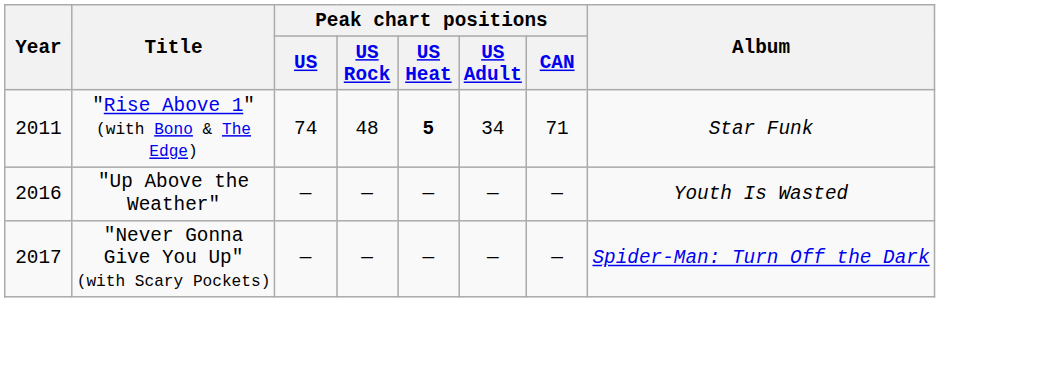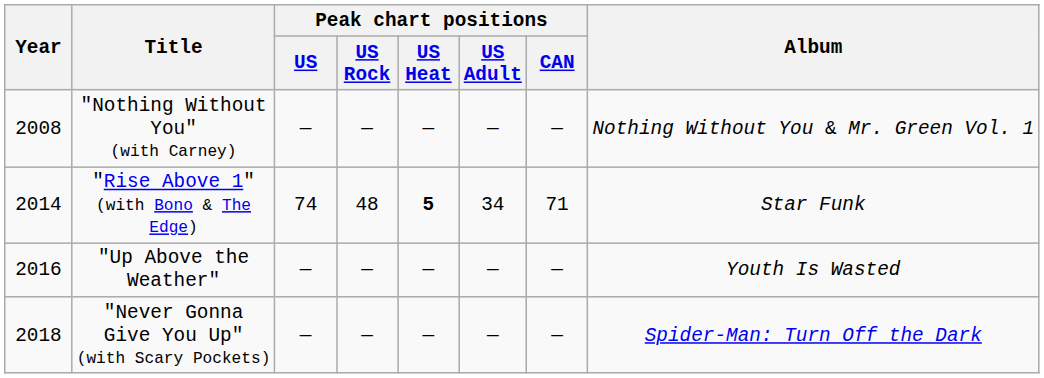+ row: (174, 128)
(38, 128) 2011 -> (38, 205) 2014
(38, 259) 2017 -> (38, 335) 2018
